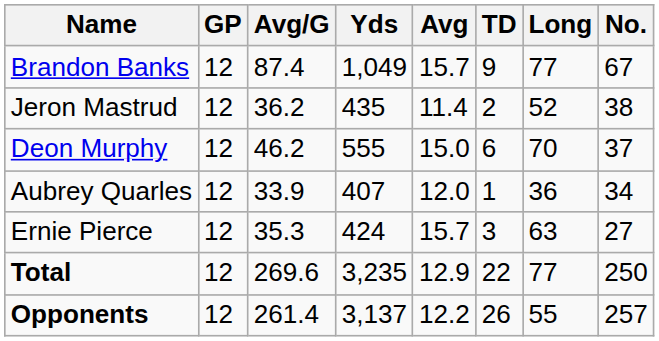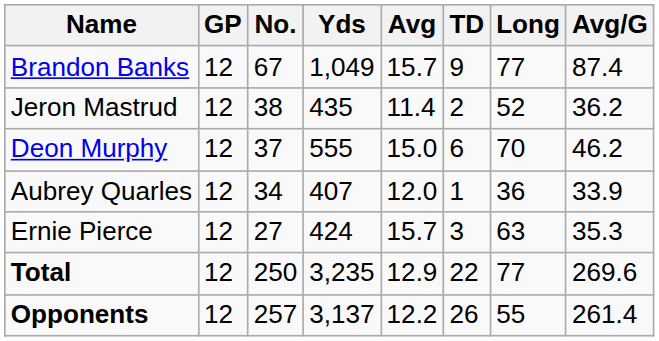columns swapped: (626, 25) <-> (292, 25)
